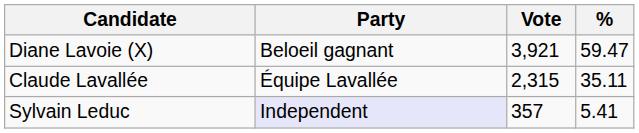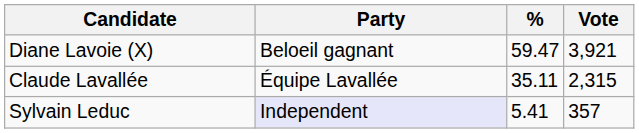columns swapped: (541, 19) <-> (605, 19)
